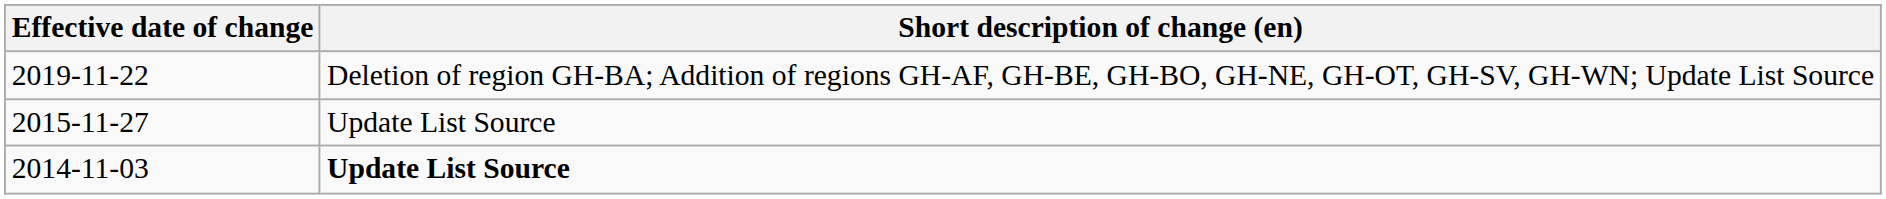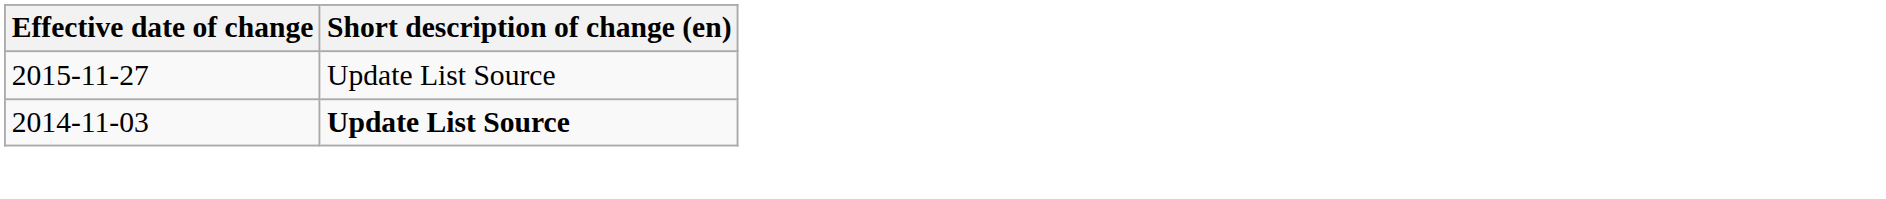- row: (80, 74)
